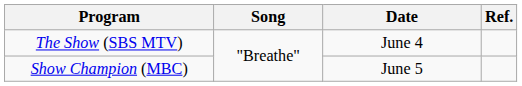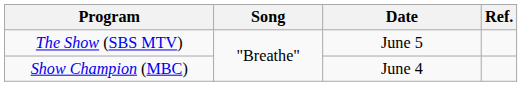(402, 42) June 4 -> (402, 42) June 5
(402, 68) June 5 -> (402, 68) June 4
